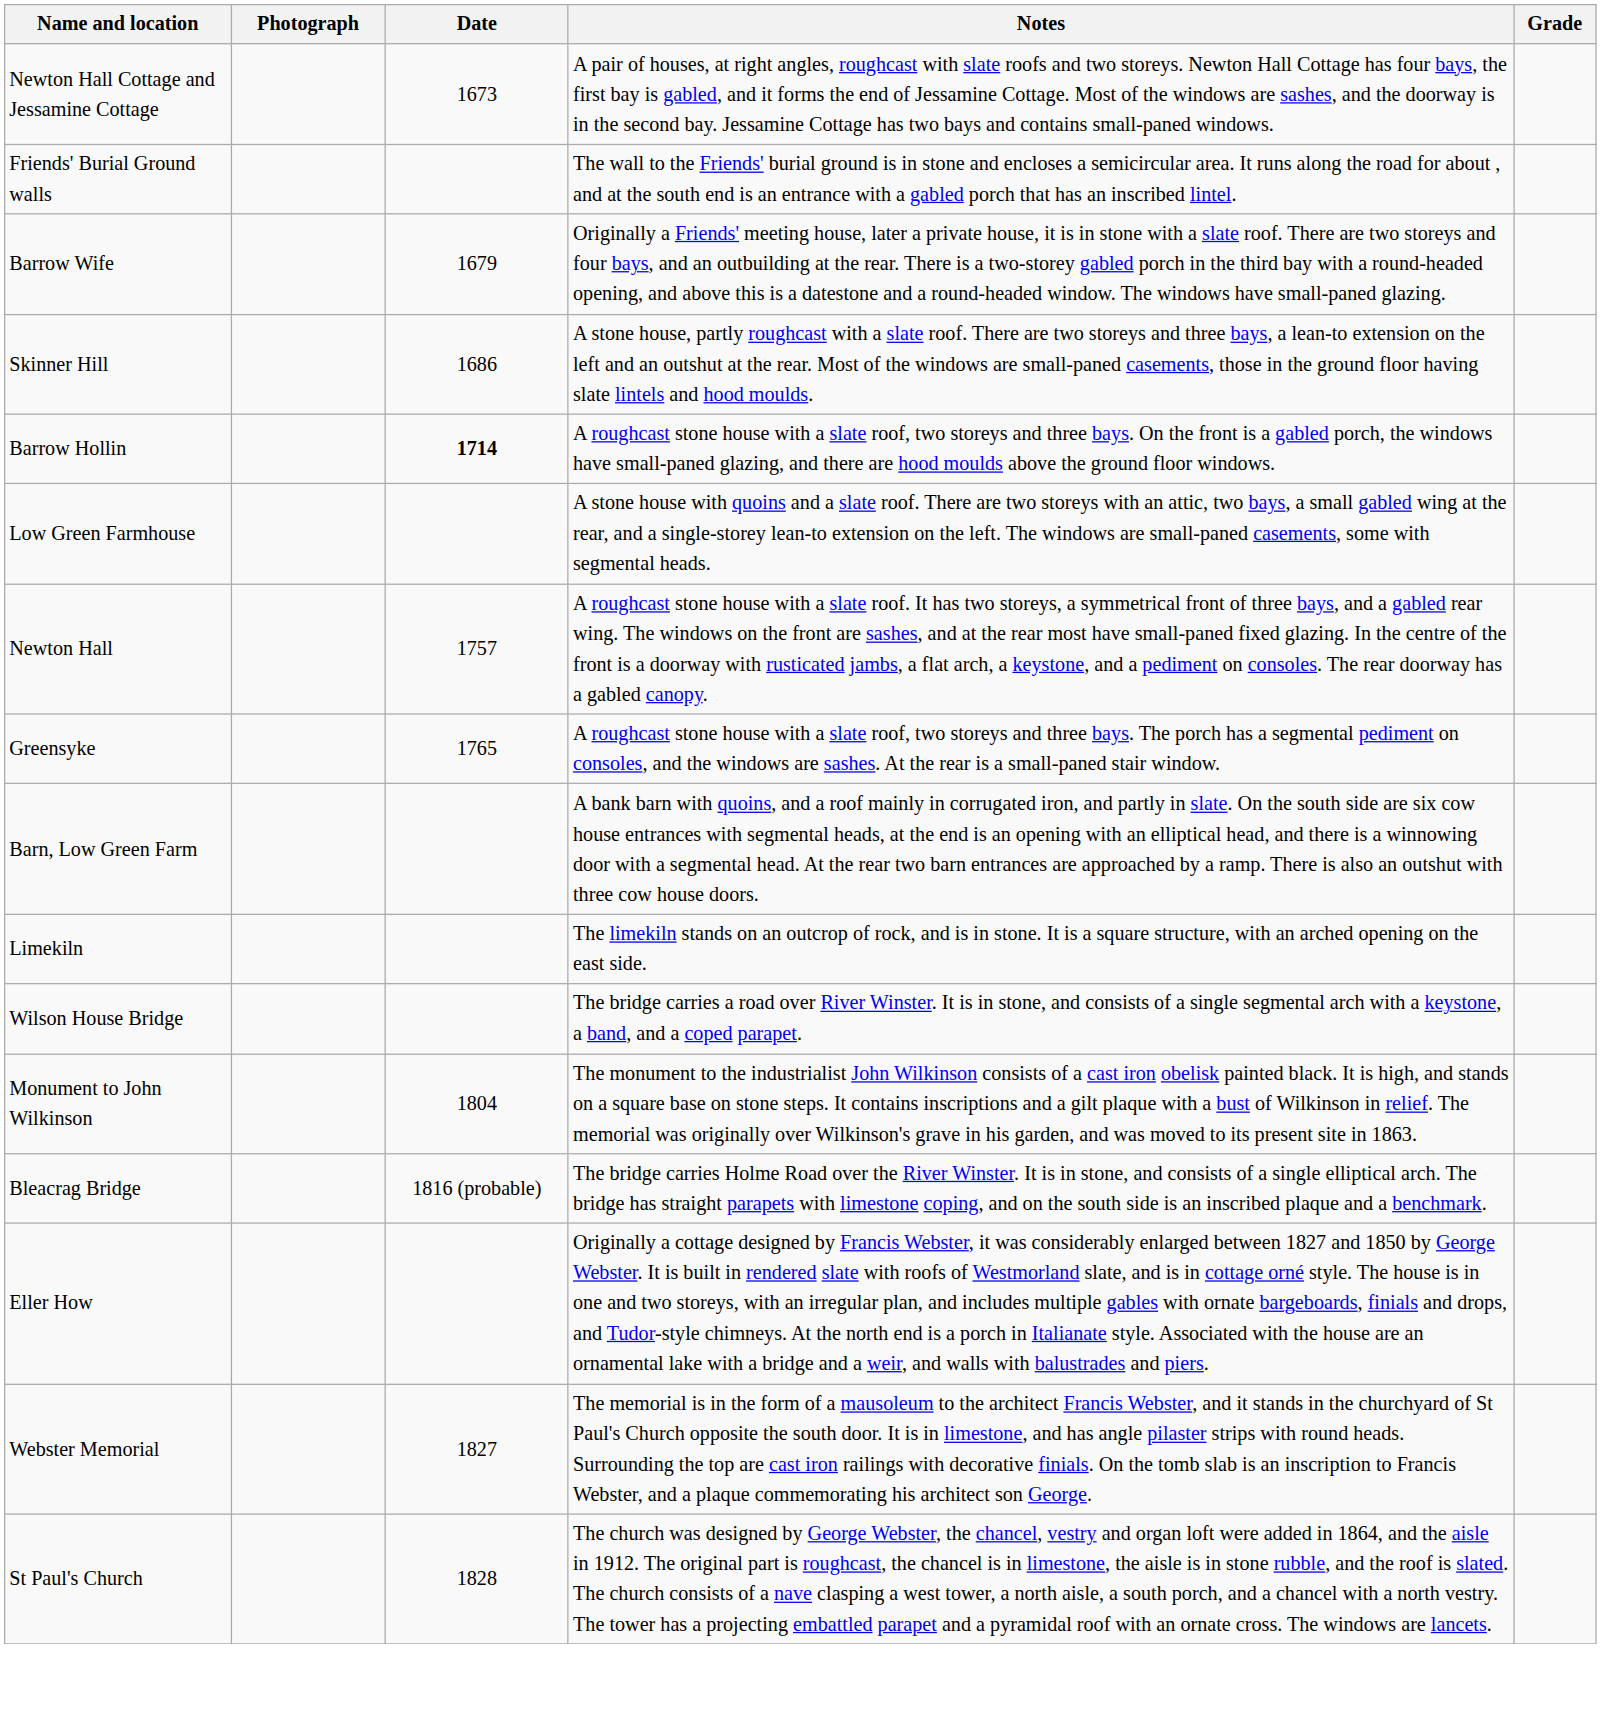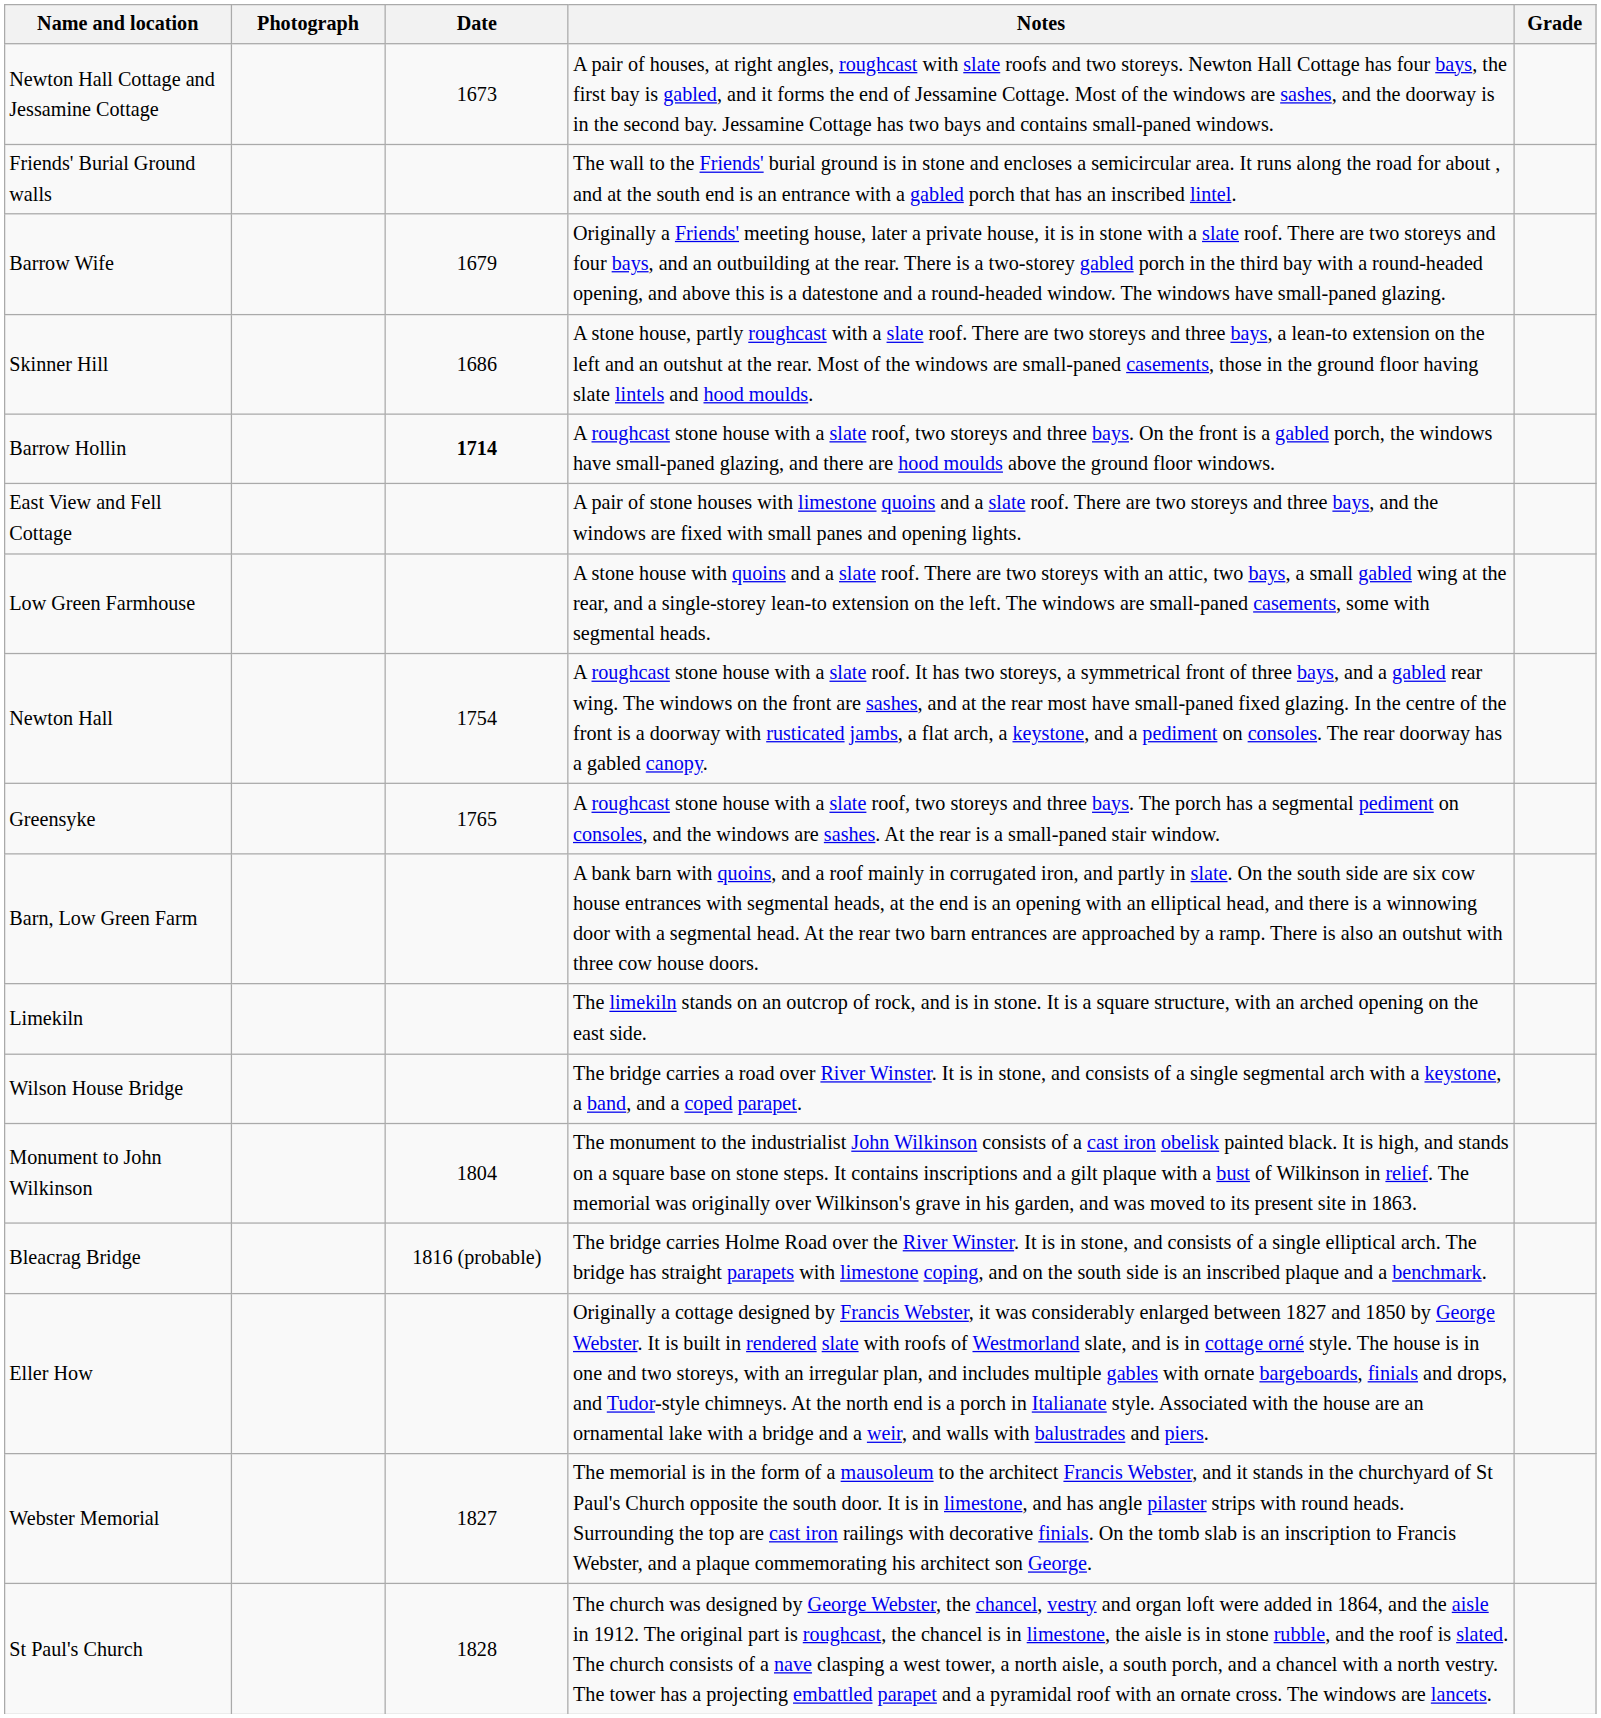+ row: (85, 518)
(477, 648) 1757 -> (477, 718) 1754
